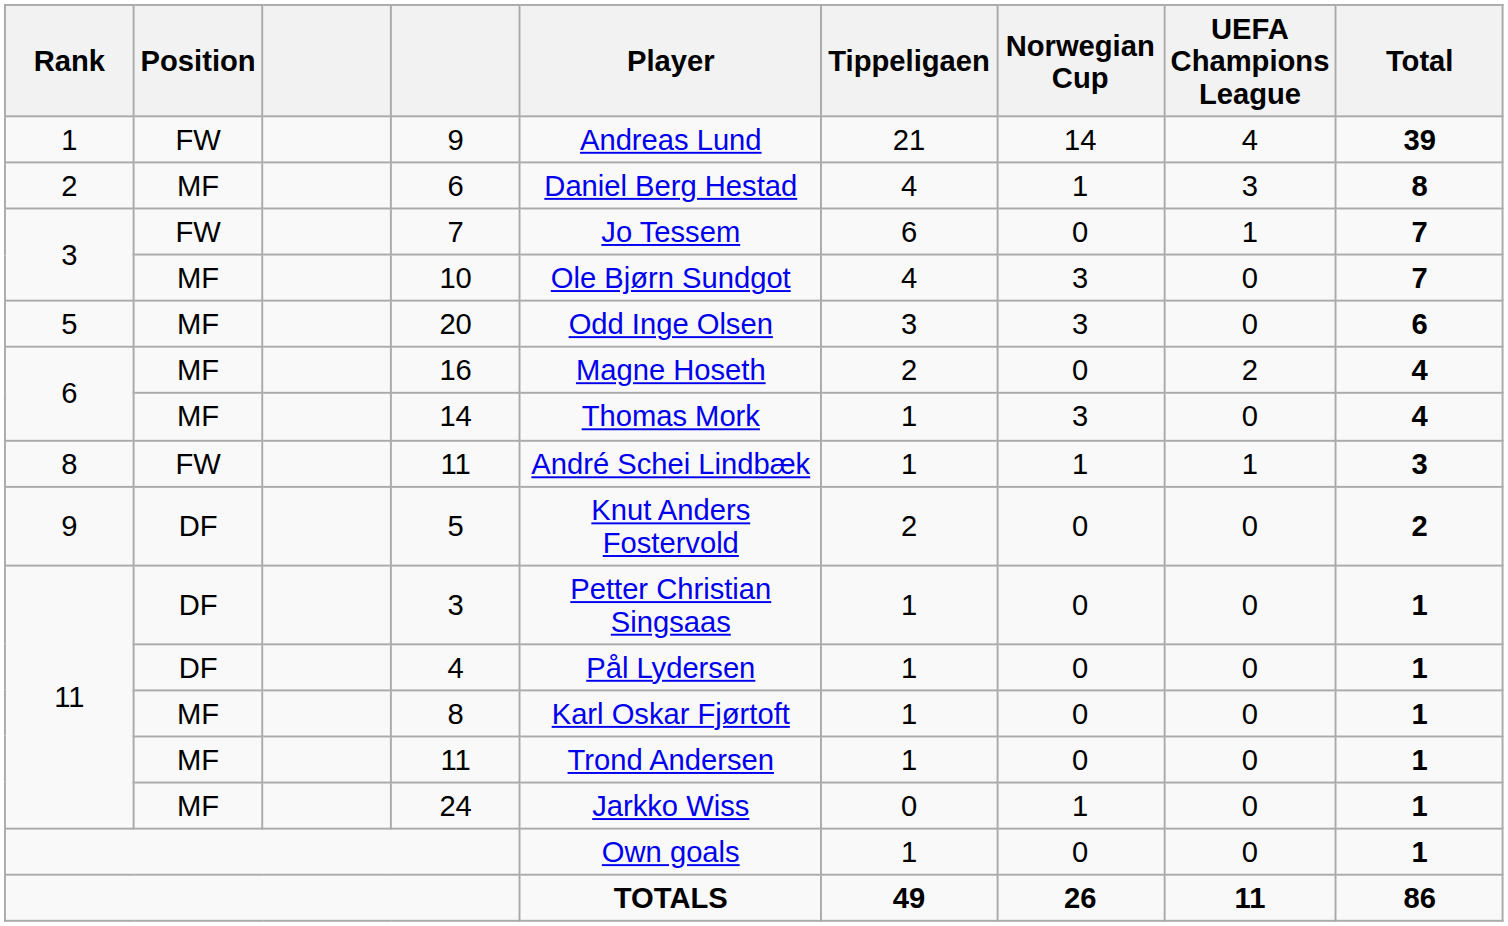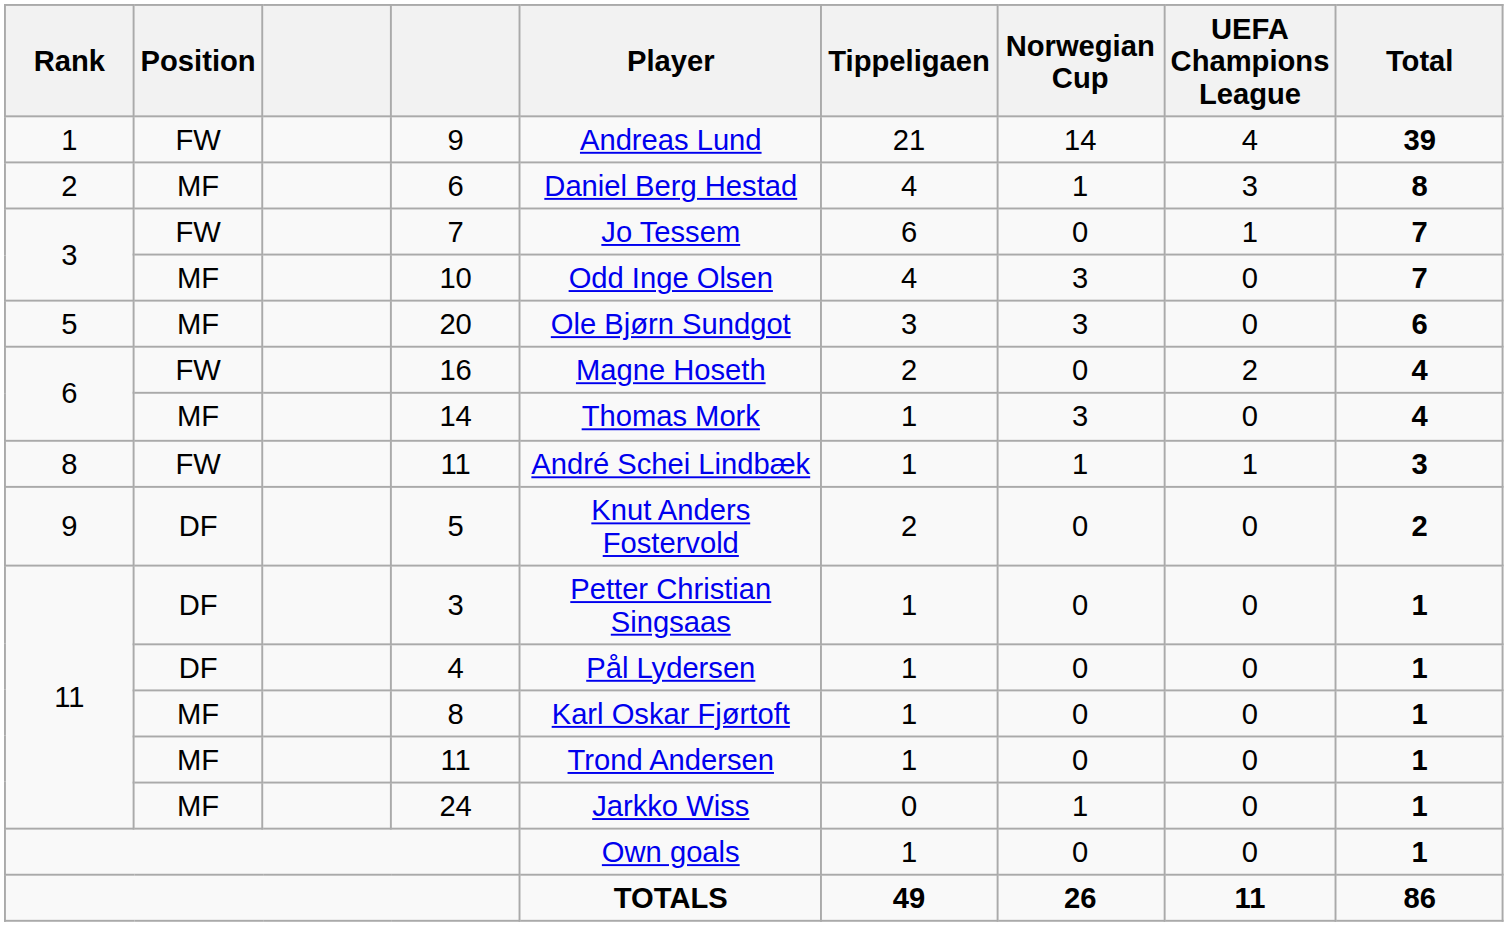(671, 278) Ole Bjørn Sundgot -> (671, 278) Odd Inge Olsen
(671, 325) Odd Inge Olsen -> (671, 325) Ole Bjørn Sundgot
(198, 371) MF -> (198, 371) FW
